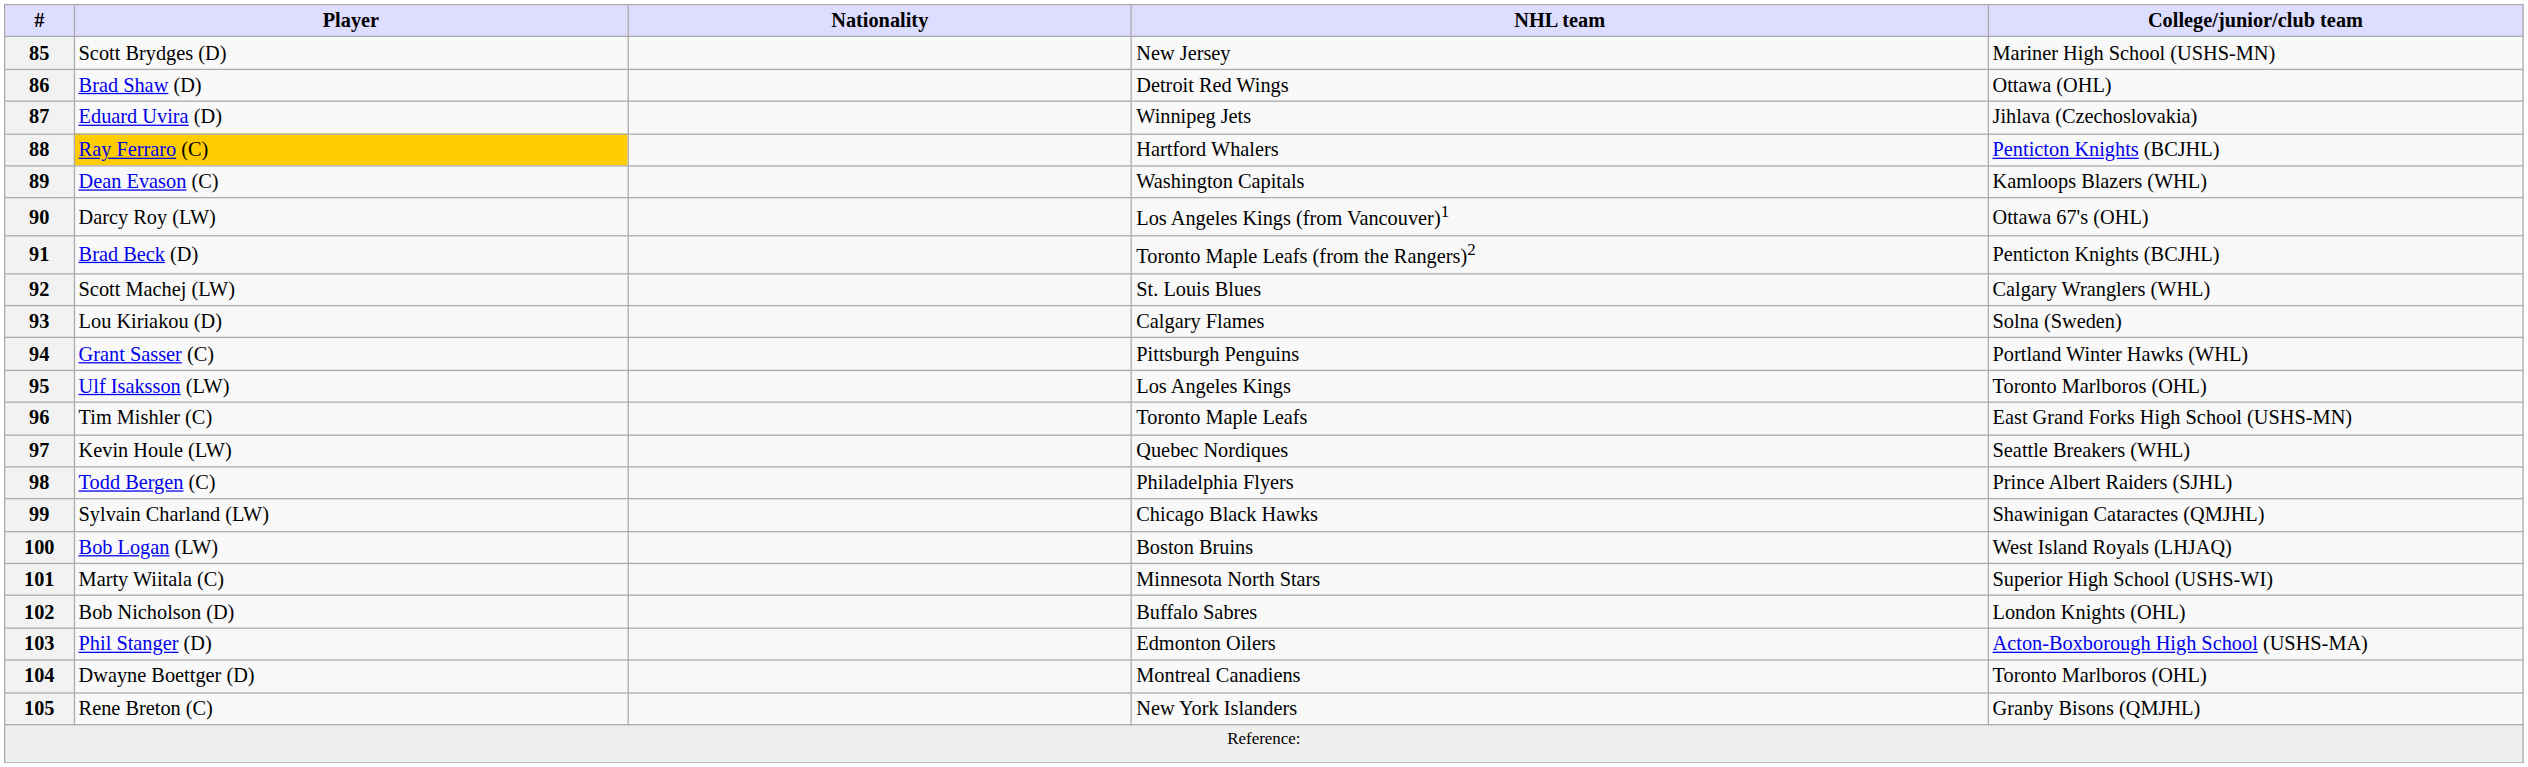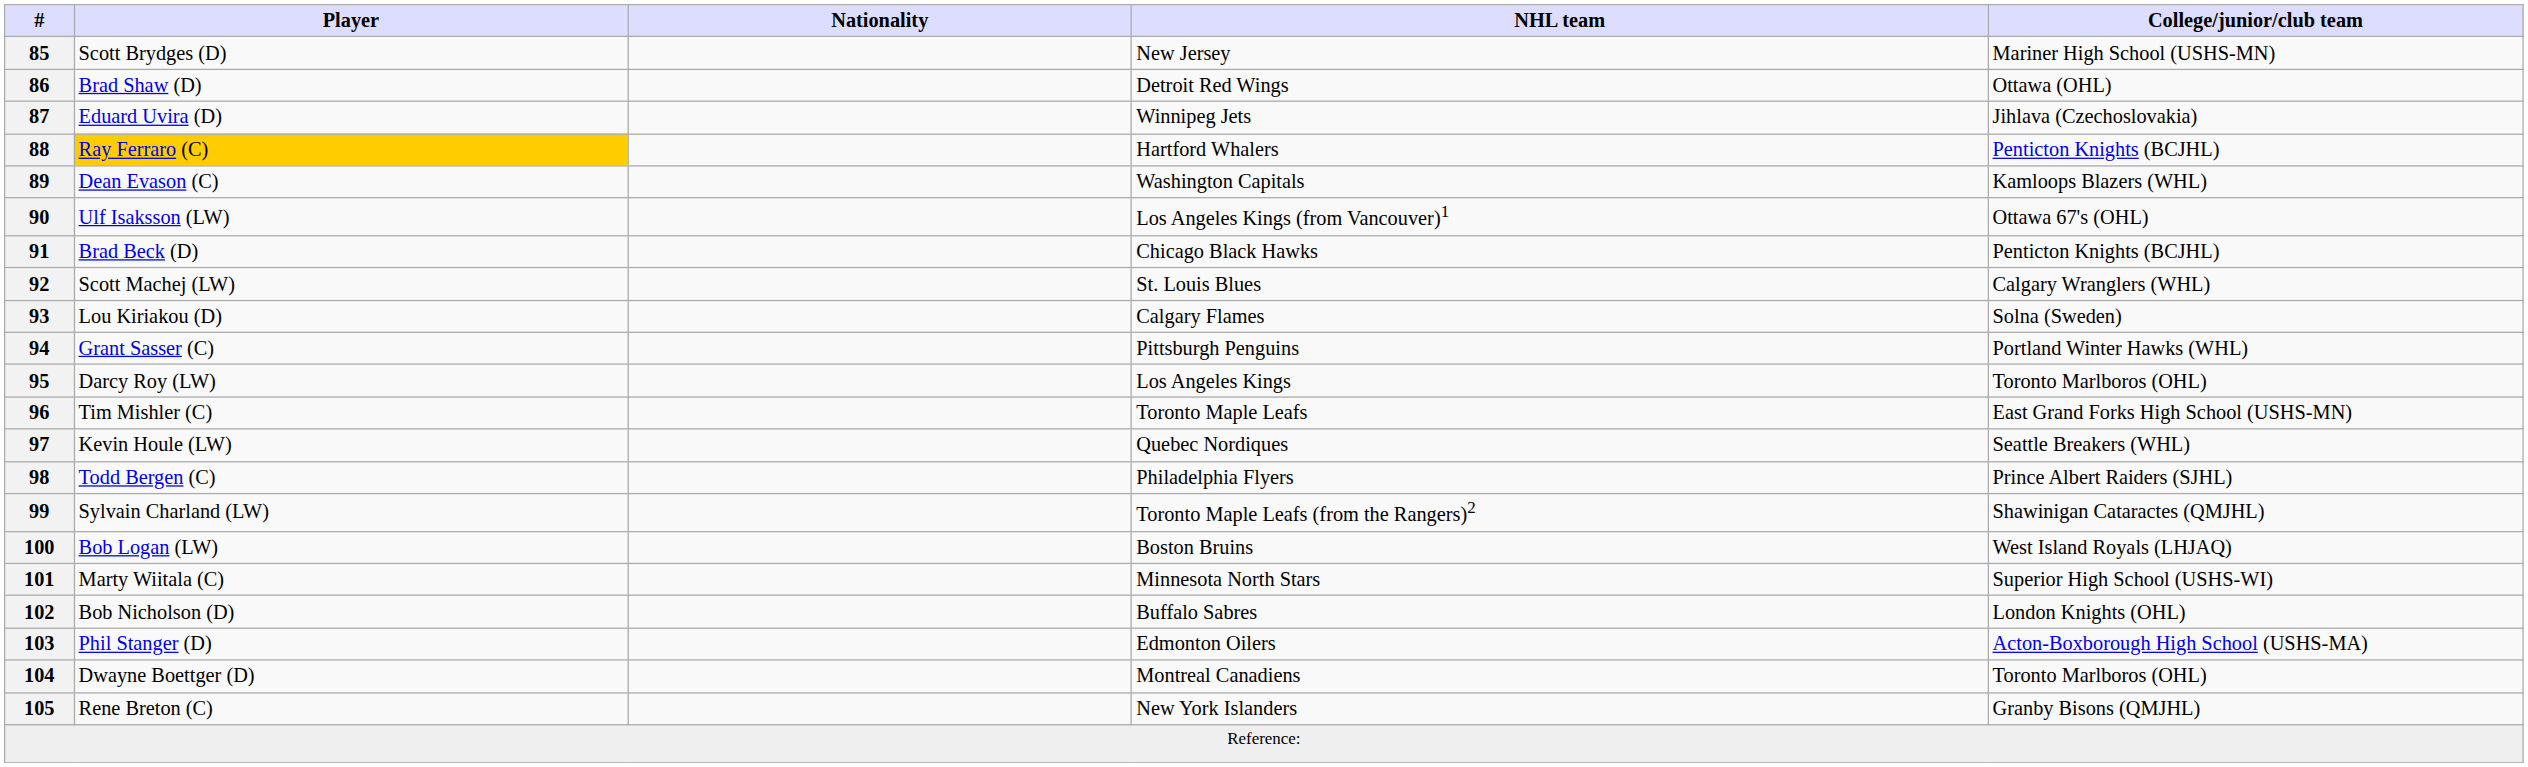(147, 216) Darcy Roy (LW) -> (154, 216) Ulf Isaksson (LW)
(1306, 254) Toronto Maple Leafs (from the Rangers)2 -> (1227, 251) Chicago Black Hawks
(154, 386) Ulf Isaksson (LW) -> (147, 380) Darcy Roy (LW)
(1227, 515) Chicago Black Hawks -> (1306, 512) Toronto Maple Leafs (from the Rangers)2
